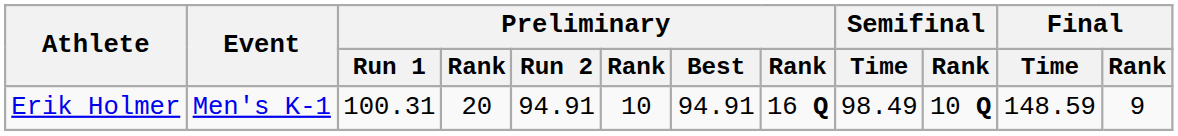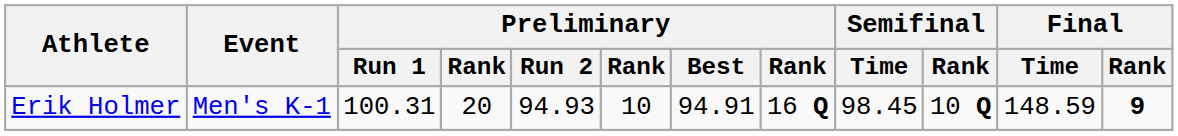(557, 108) 94.91 -> (557, 108) 94.93
(879, 108) 98.49 -> (879, 108) 98.45
(1137, 108) normal -> (1137, 108) bold
